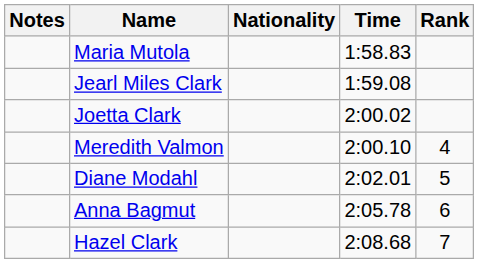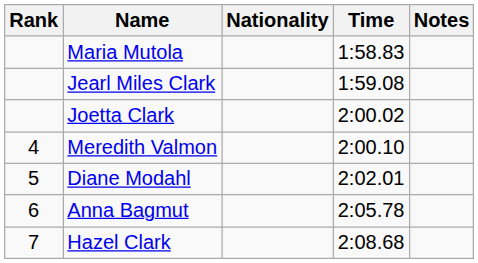columns swapped: (445, 20) <-> (37, 20)
